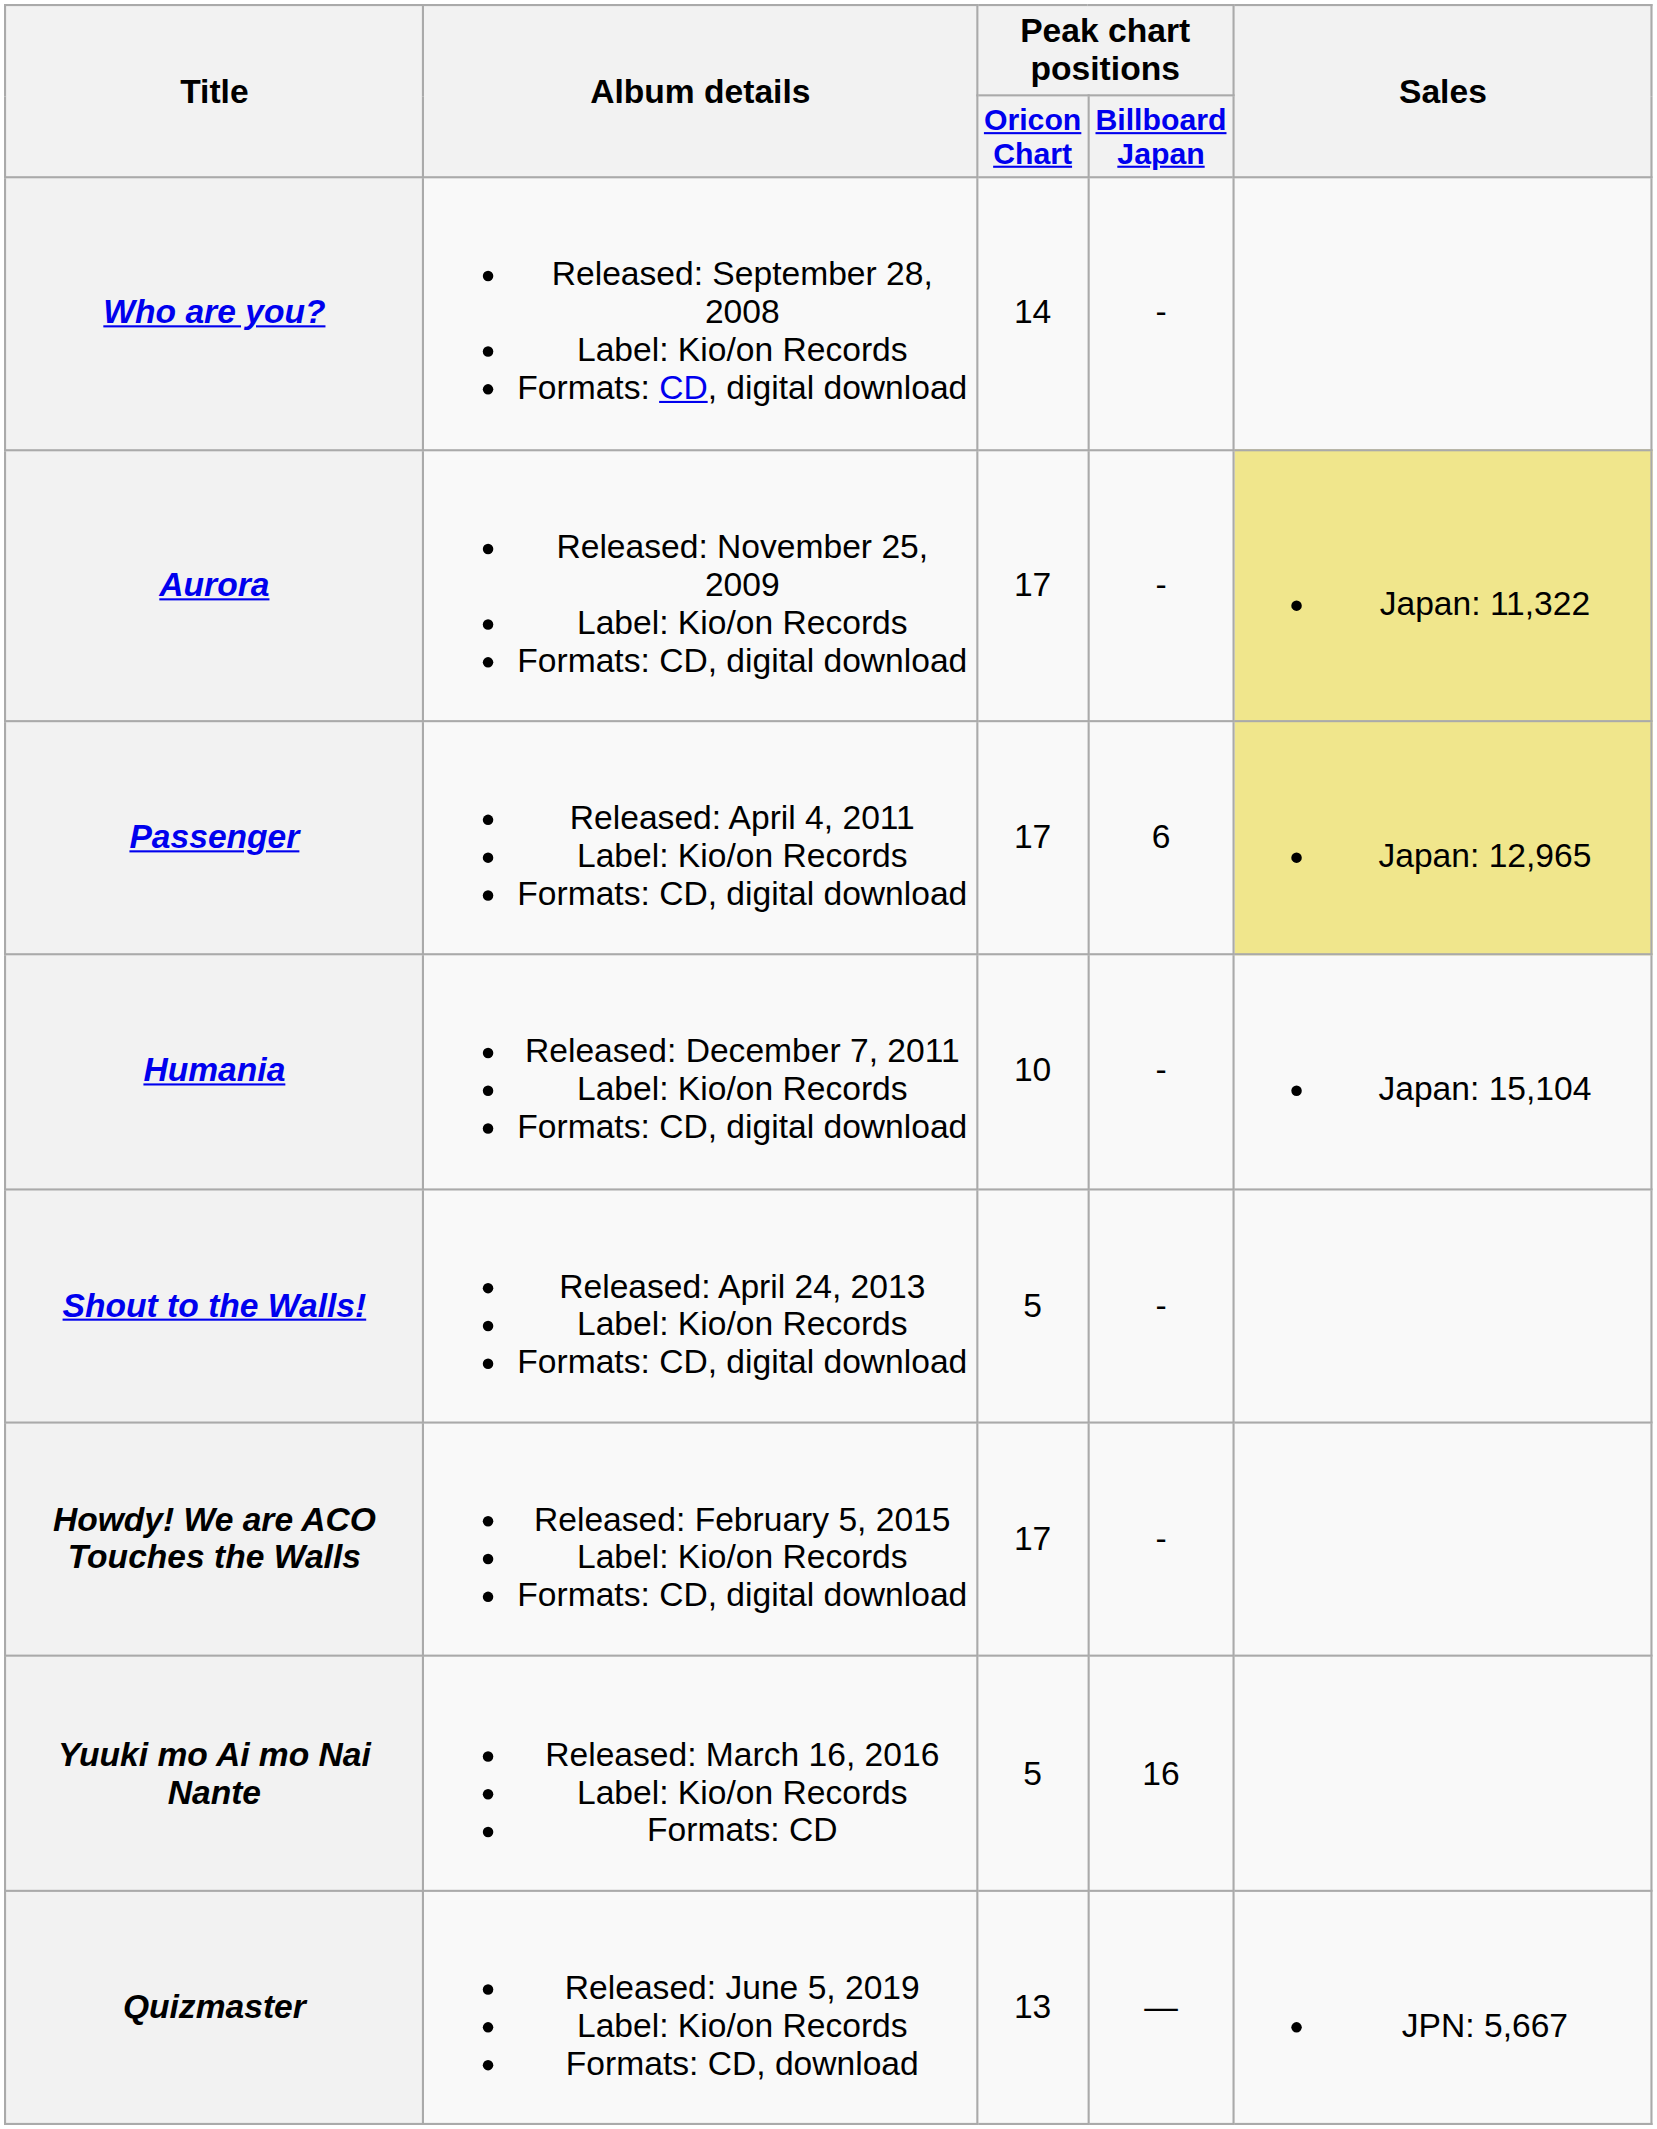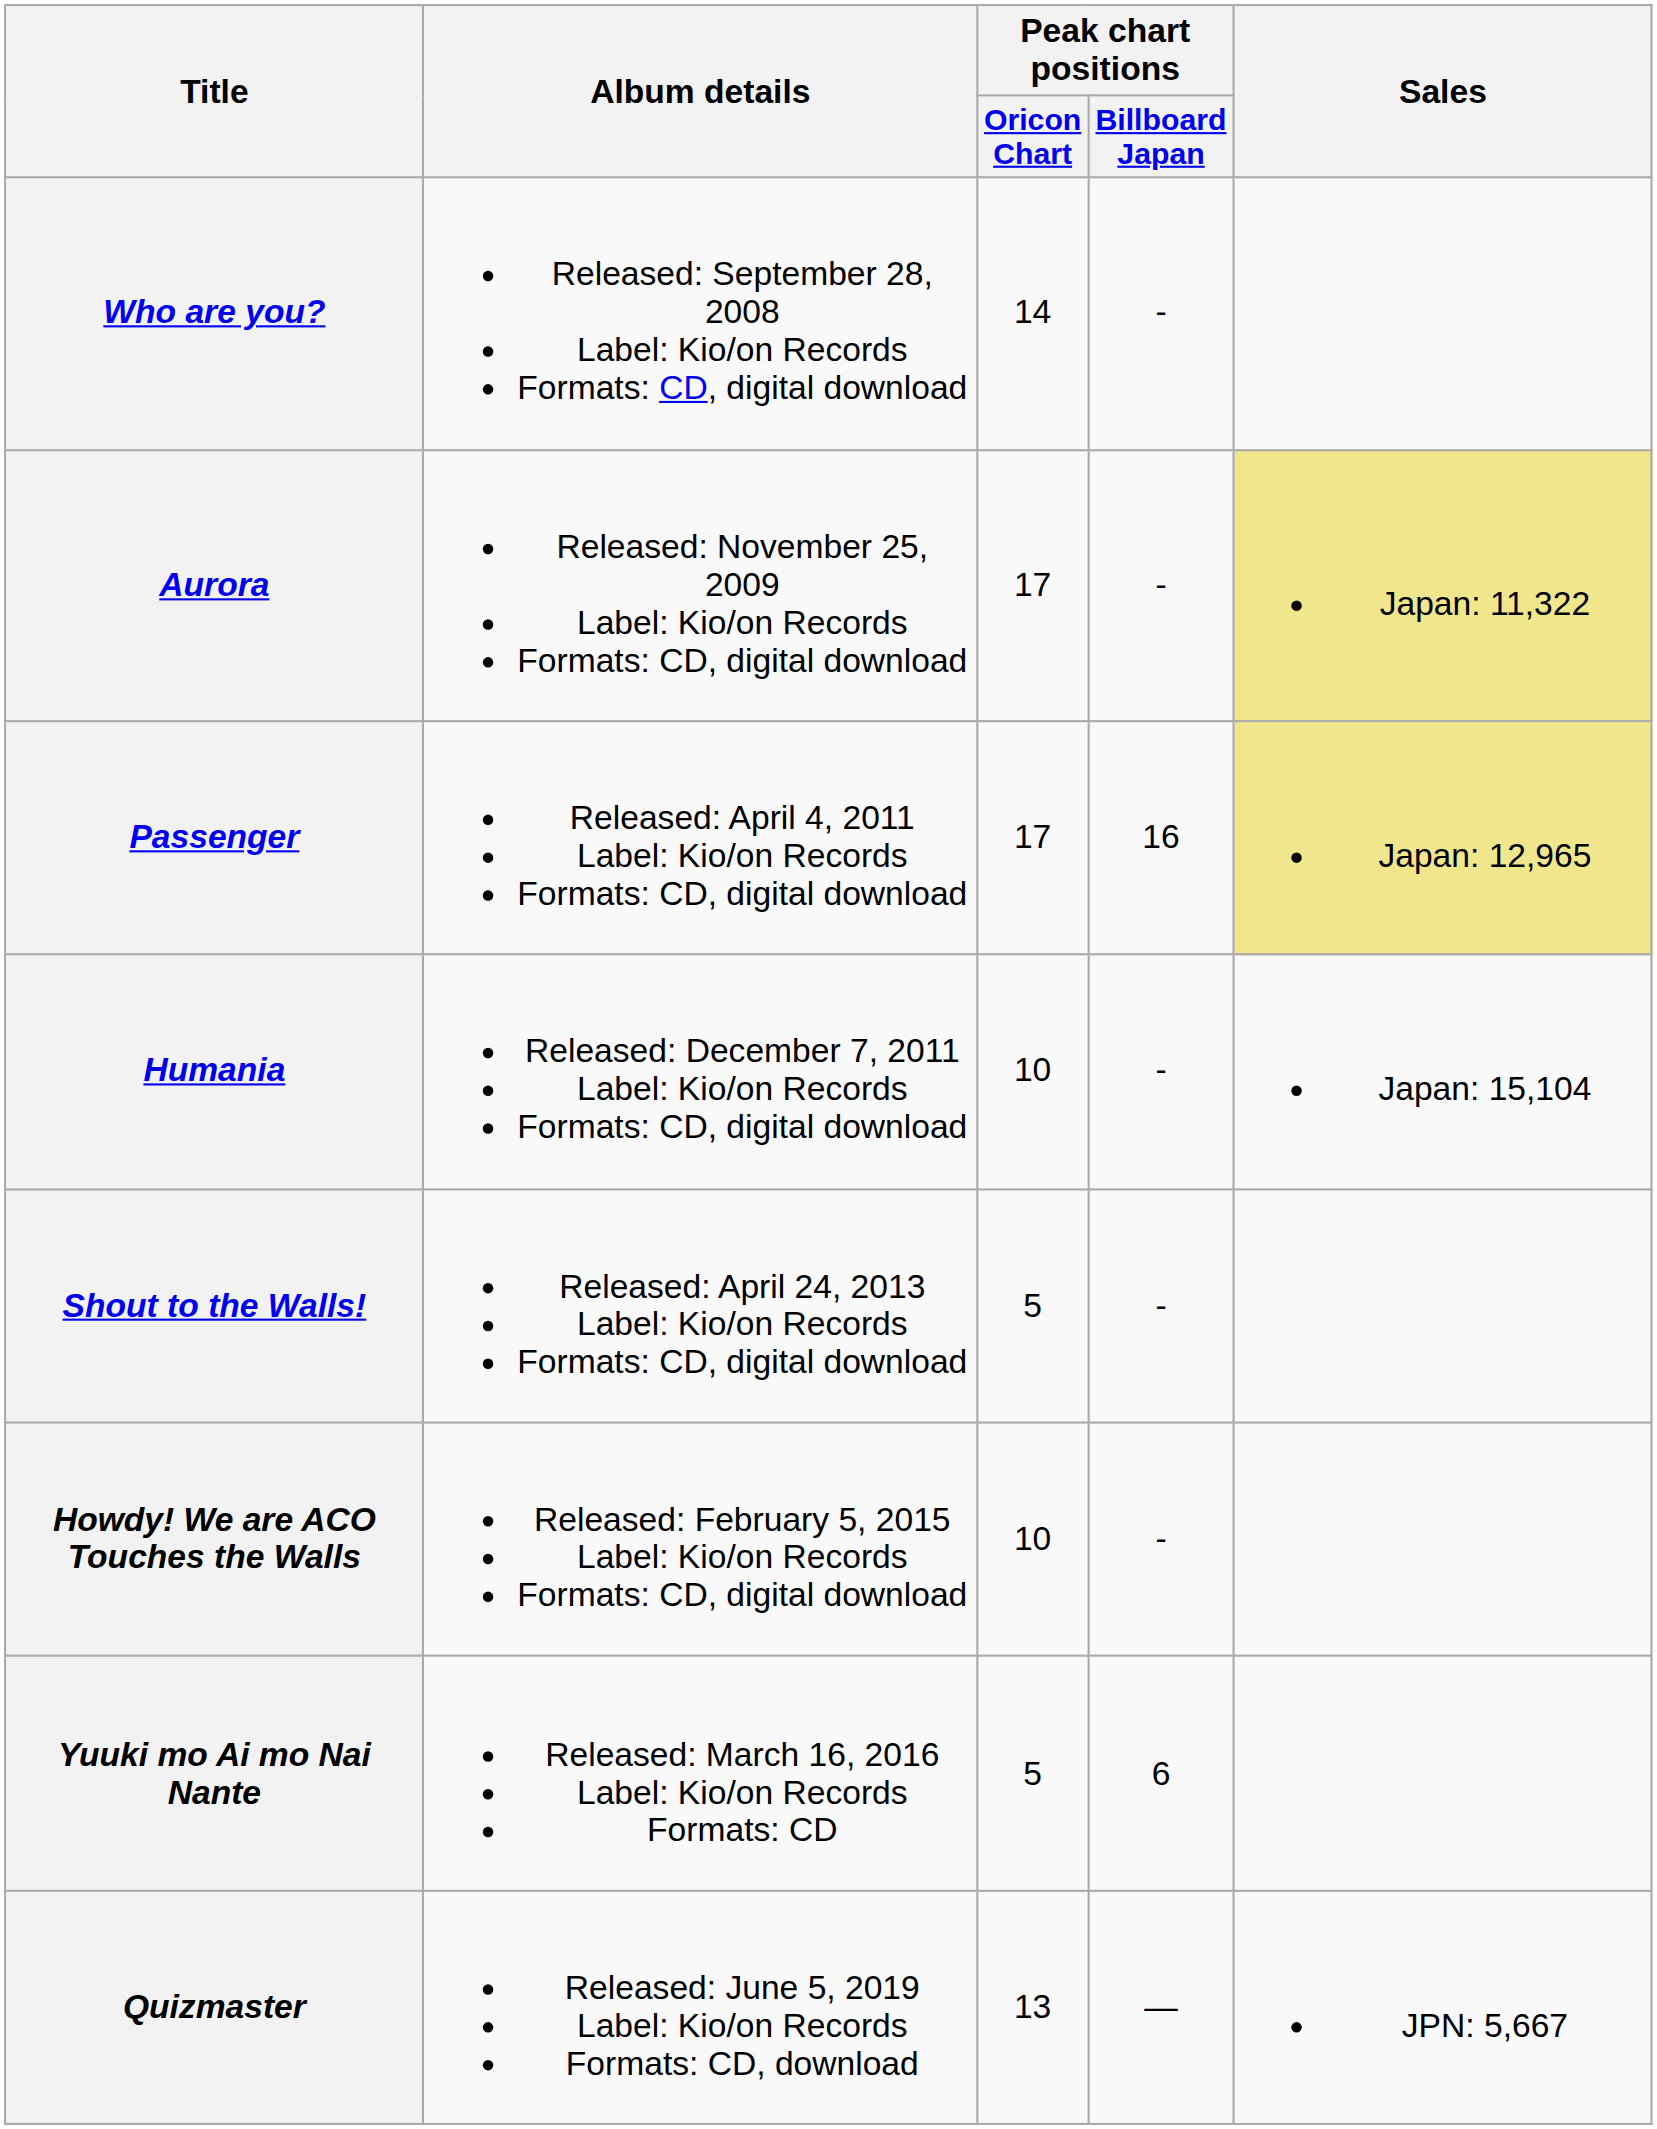(1161, 837) 6 -> (1161, 837) 16
(1033, 1538) 17 -> (1033, 1538) 10
(1161, 1772) 16 -> (1161, 1772) 6
